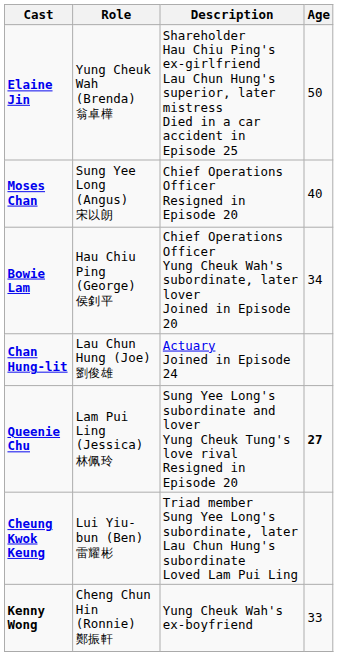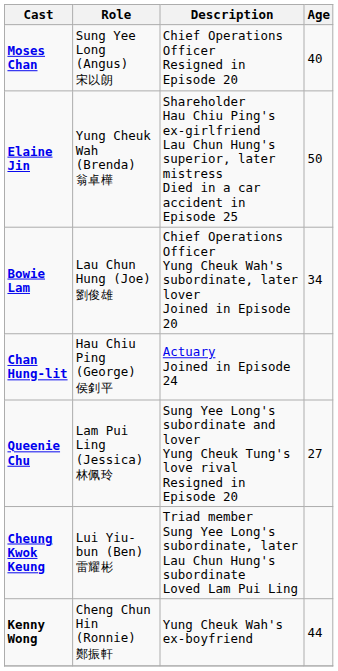rows swapped: (30, 93) <-> (26, 194)
(106, 279) Hau Chiu Ping (George) 侯釗平 -> (113, 279) Lau Chun Hung (Joe) 劉俊雄
(113, 359) Lau Chun Hung (Joe) 劉俊雄 -> (106, 366) Hau Chiu Ping (George) 侯釗平
(315, 439) bold -> (315, 453) normal
(315, 618) 33 -> (315, 632) 44
